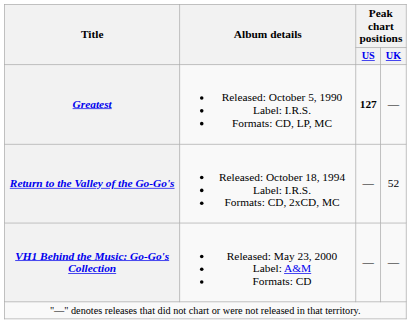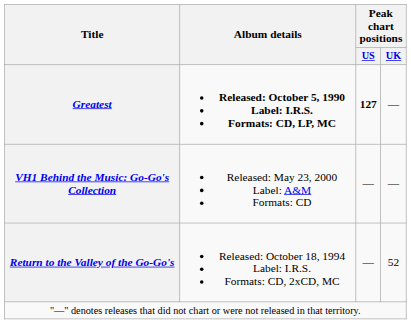(268, 111) normal -> (268, 111) bold
rows swapped: (92, 183) <-> (92, 262)
